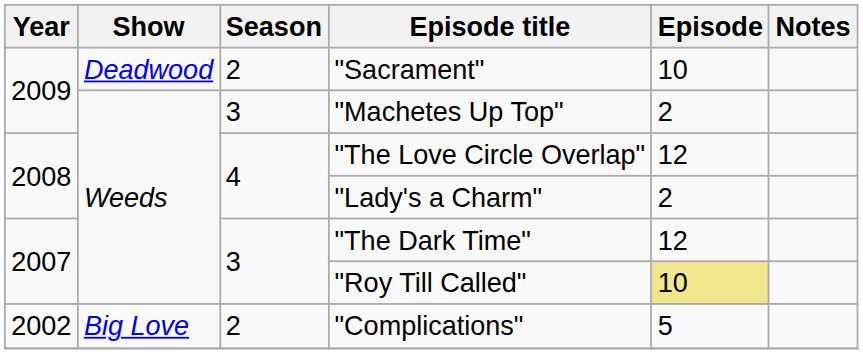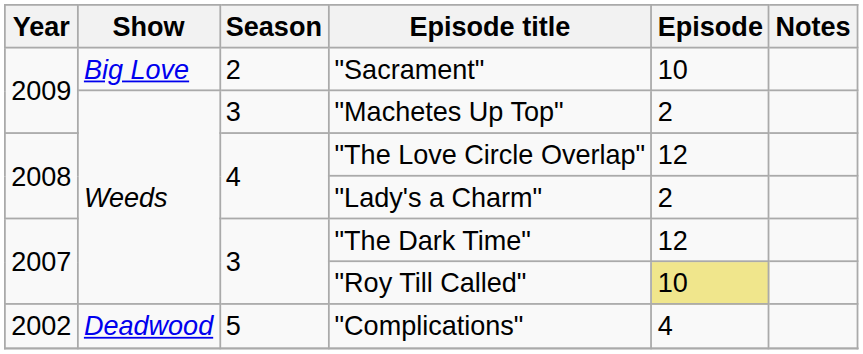(149, 69) Deadwood -> (137, 69) Big Love
(137, 326) Big Love -> (149, 326) Deadwood
(233, 326) 2 -> (233, 326) 5
(665, 326) 5 -> (665, 326) 4
